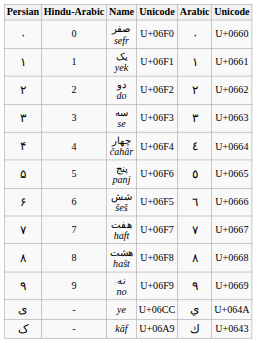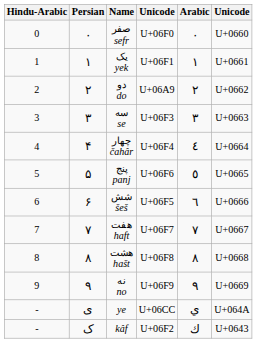columns swapped: (74, 12) <-> (23, 12)
(157, 90) U+06F2 -> (157, 90) U+06A9
(157, 328) U+06A9 -> (157, 328) U+06F2
